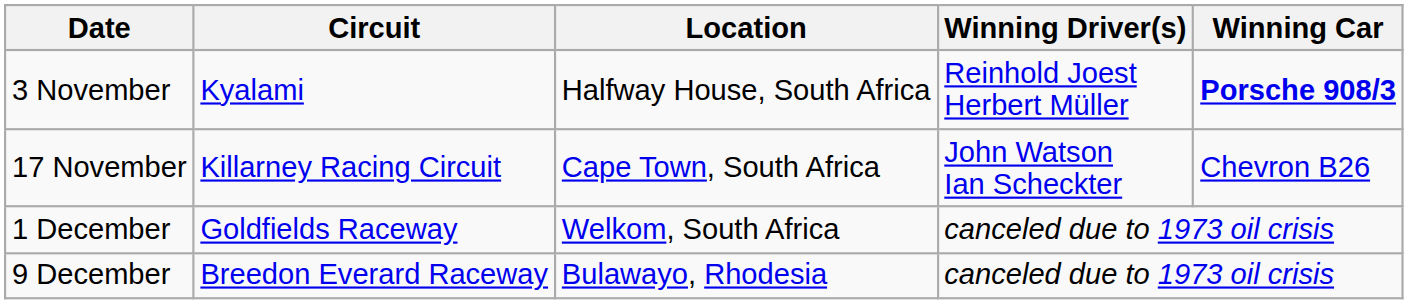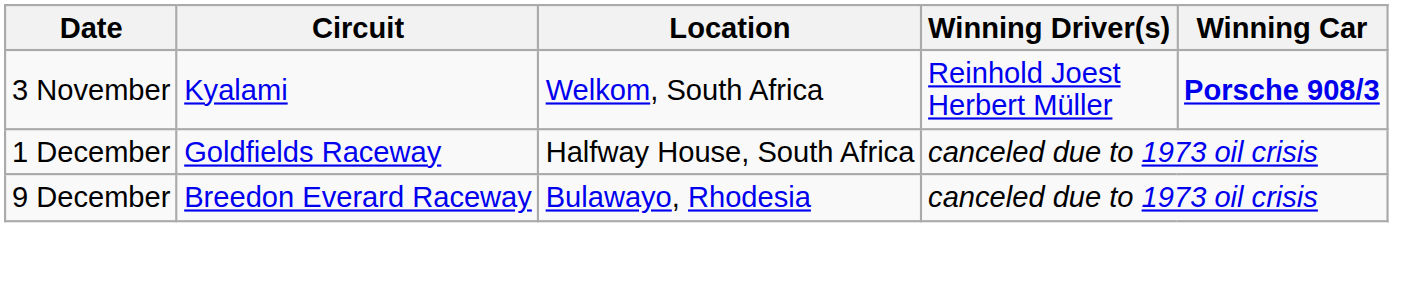(746, 90) Halfway House, South Africa -> (684, 90) Welkom, South Africa
- row: (99, 168)
(701, 229) Welkom, South Africa -> (730, 151) Halfway House, South Africa
